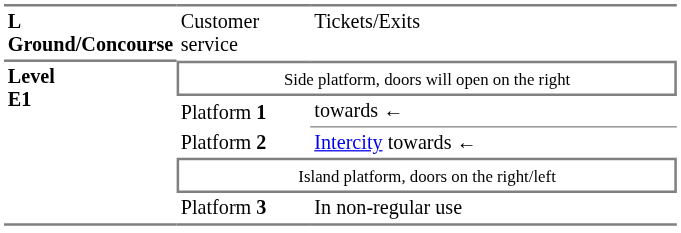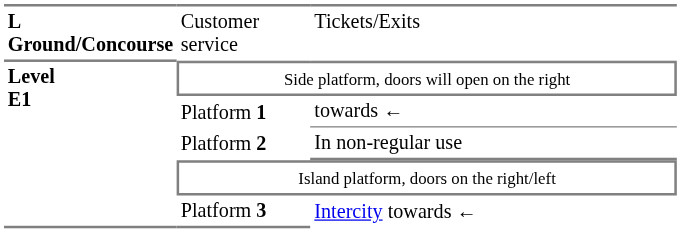(395, 142) Intercity towards ← -> (388, 142) In non-regular use
(388, 207) In non-regular use -> (395, 211) Intercity towards ←
